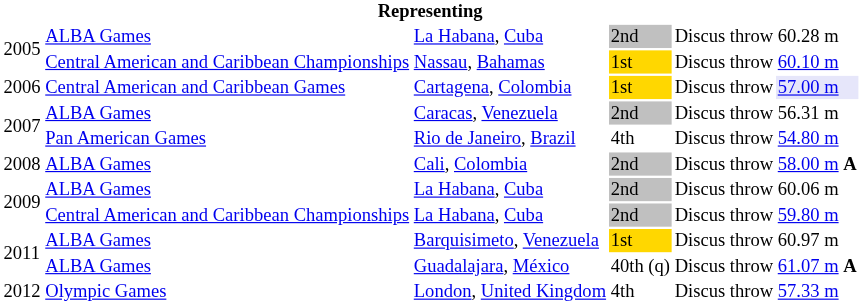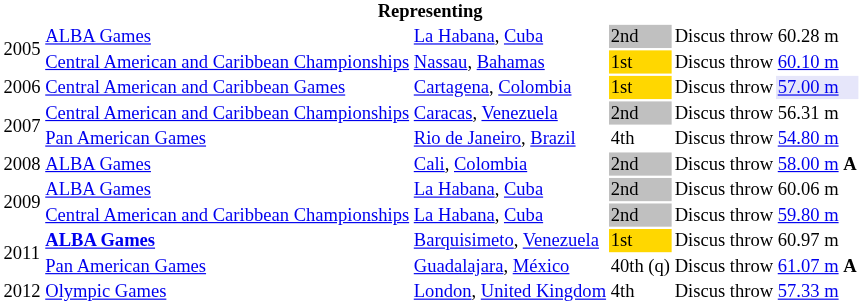(98, 112) ALBA Games -> (227, 112) Central American and Caribbean Championships
(98, 240) normal -> (100, 240) bold
(98, 266) ALBA Games -> (126, 266) Pan American Games
